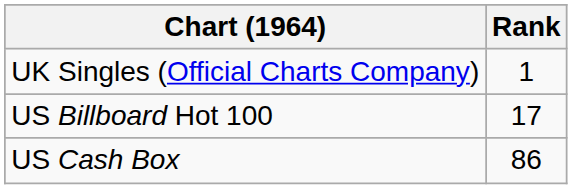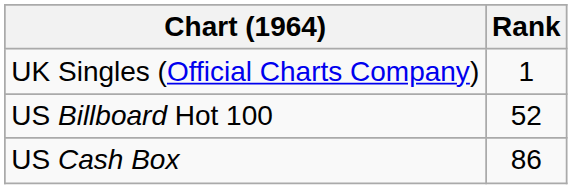(526, 115) 17 -> (526, 115) 52
